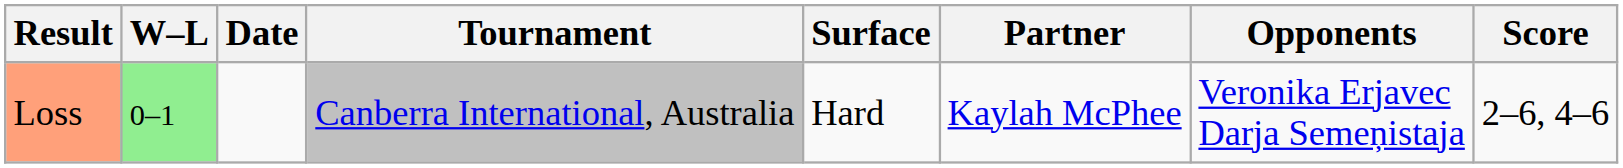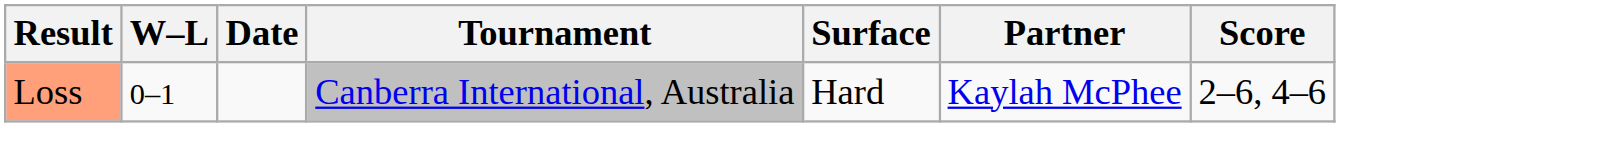- column: (1332, 33)
(152, 114) lightgreen background -> (152, 93) no background
